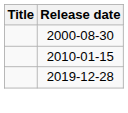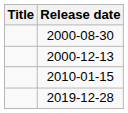+ row: (80, 56)
